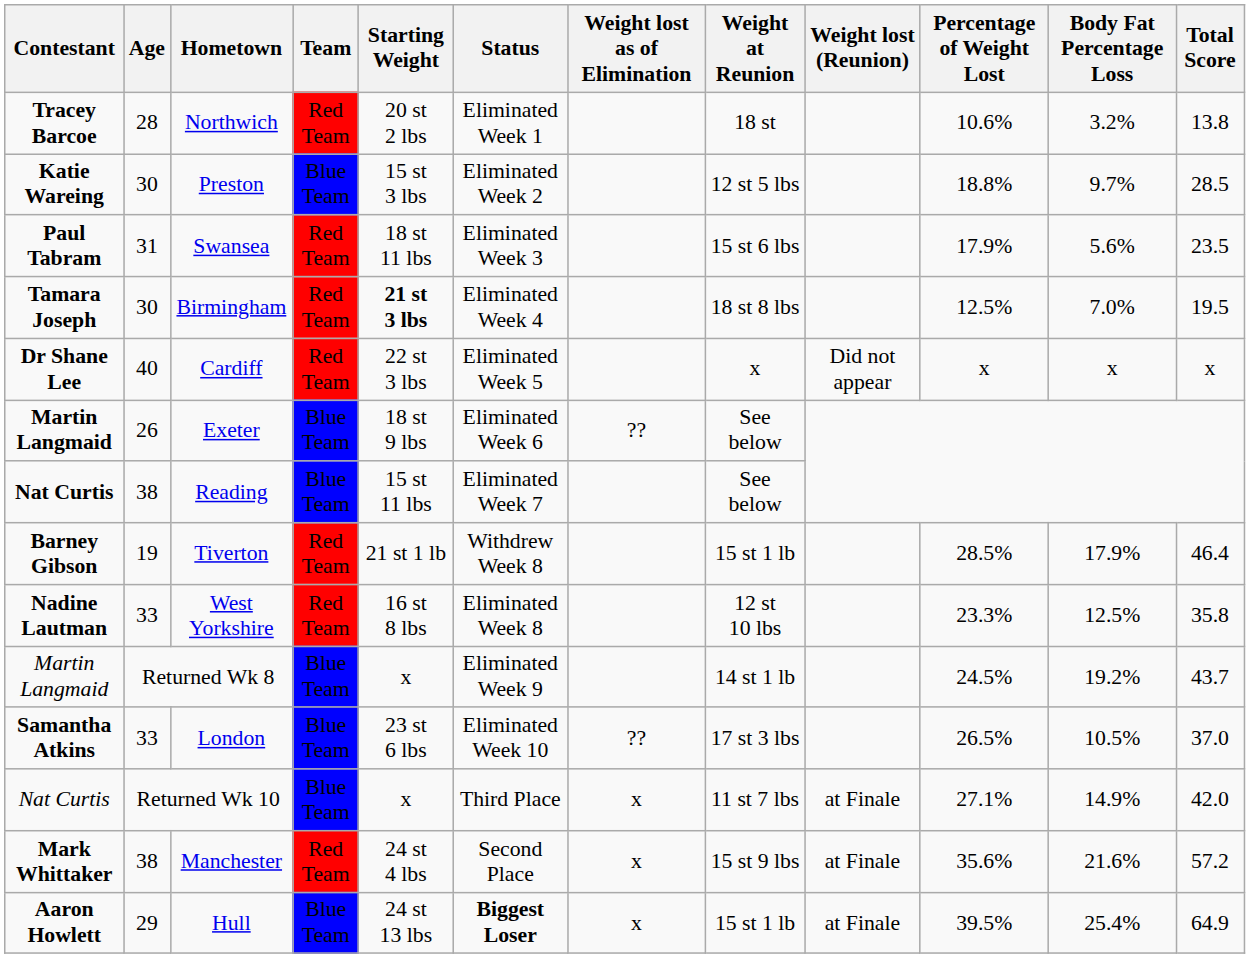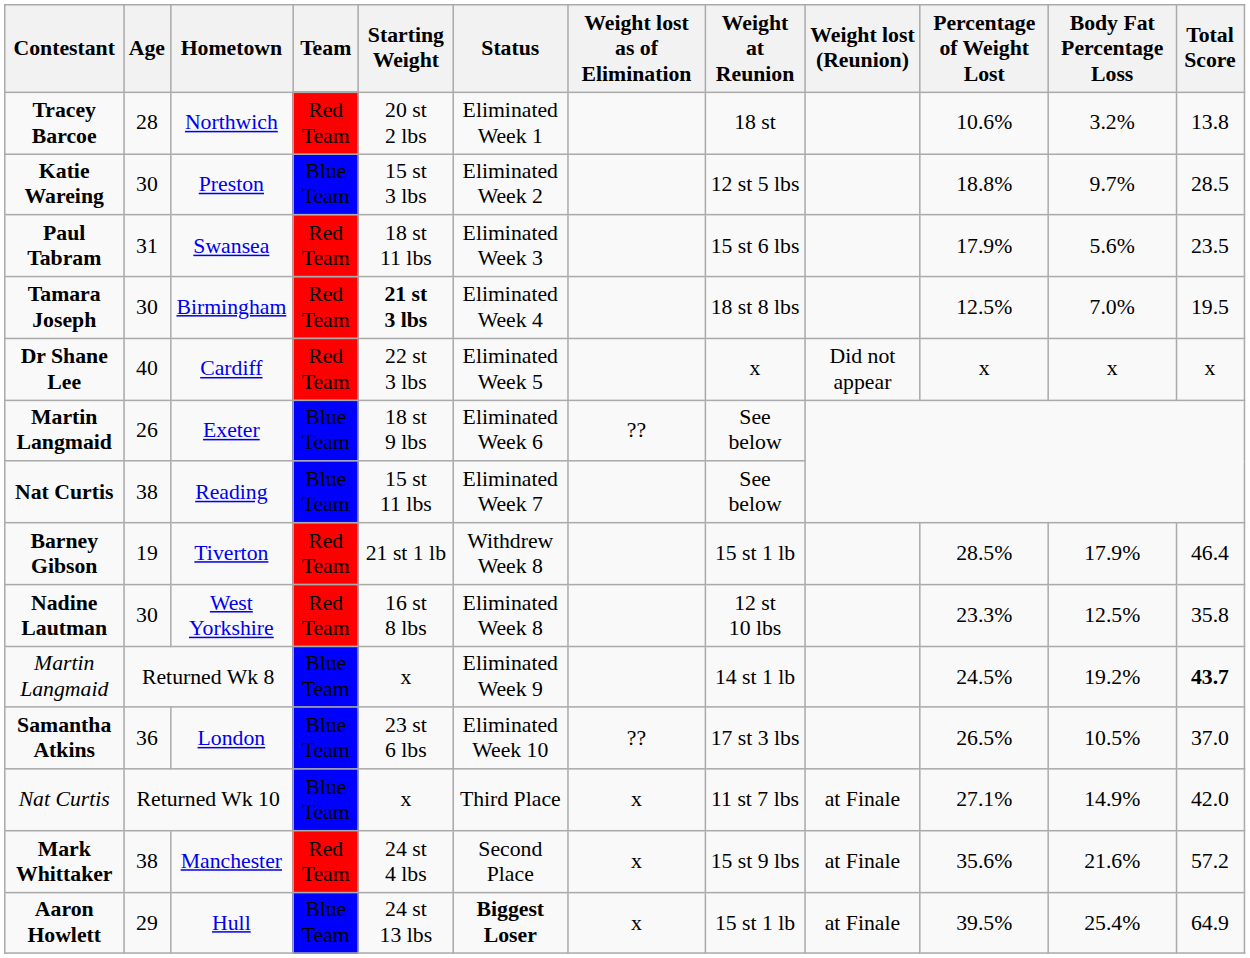(147, 615) 33 -> (147, 615) 30
(1210, 676) normal -> (1210, 676) bold
(147, 738) 33 -> (147, 738) 36
